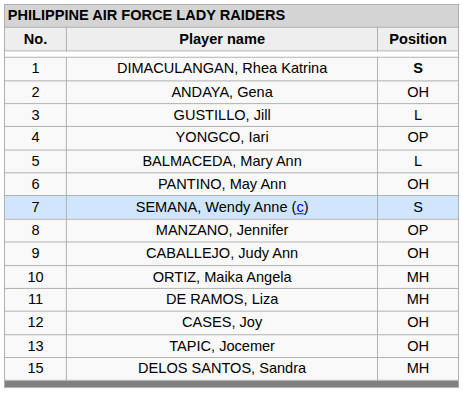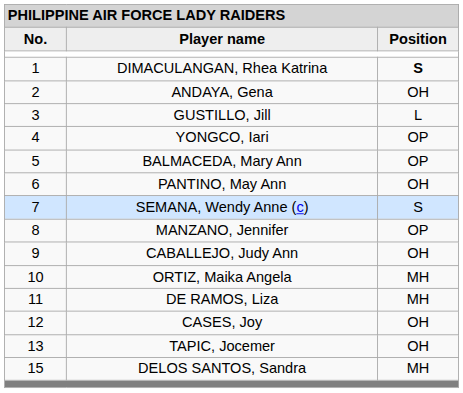(418, 161) L -> (418, 161) OP
